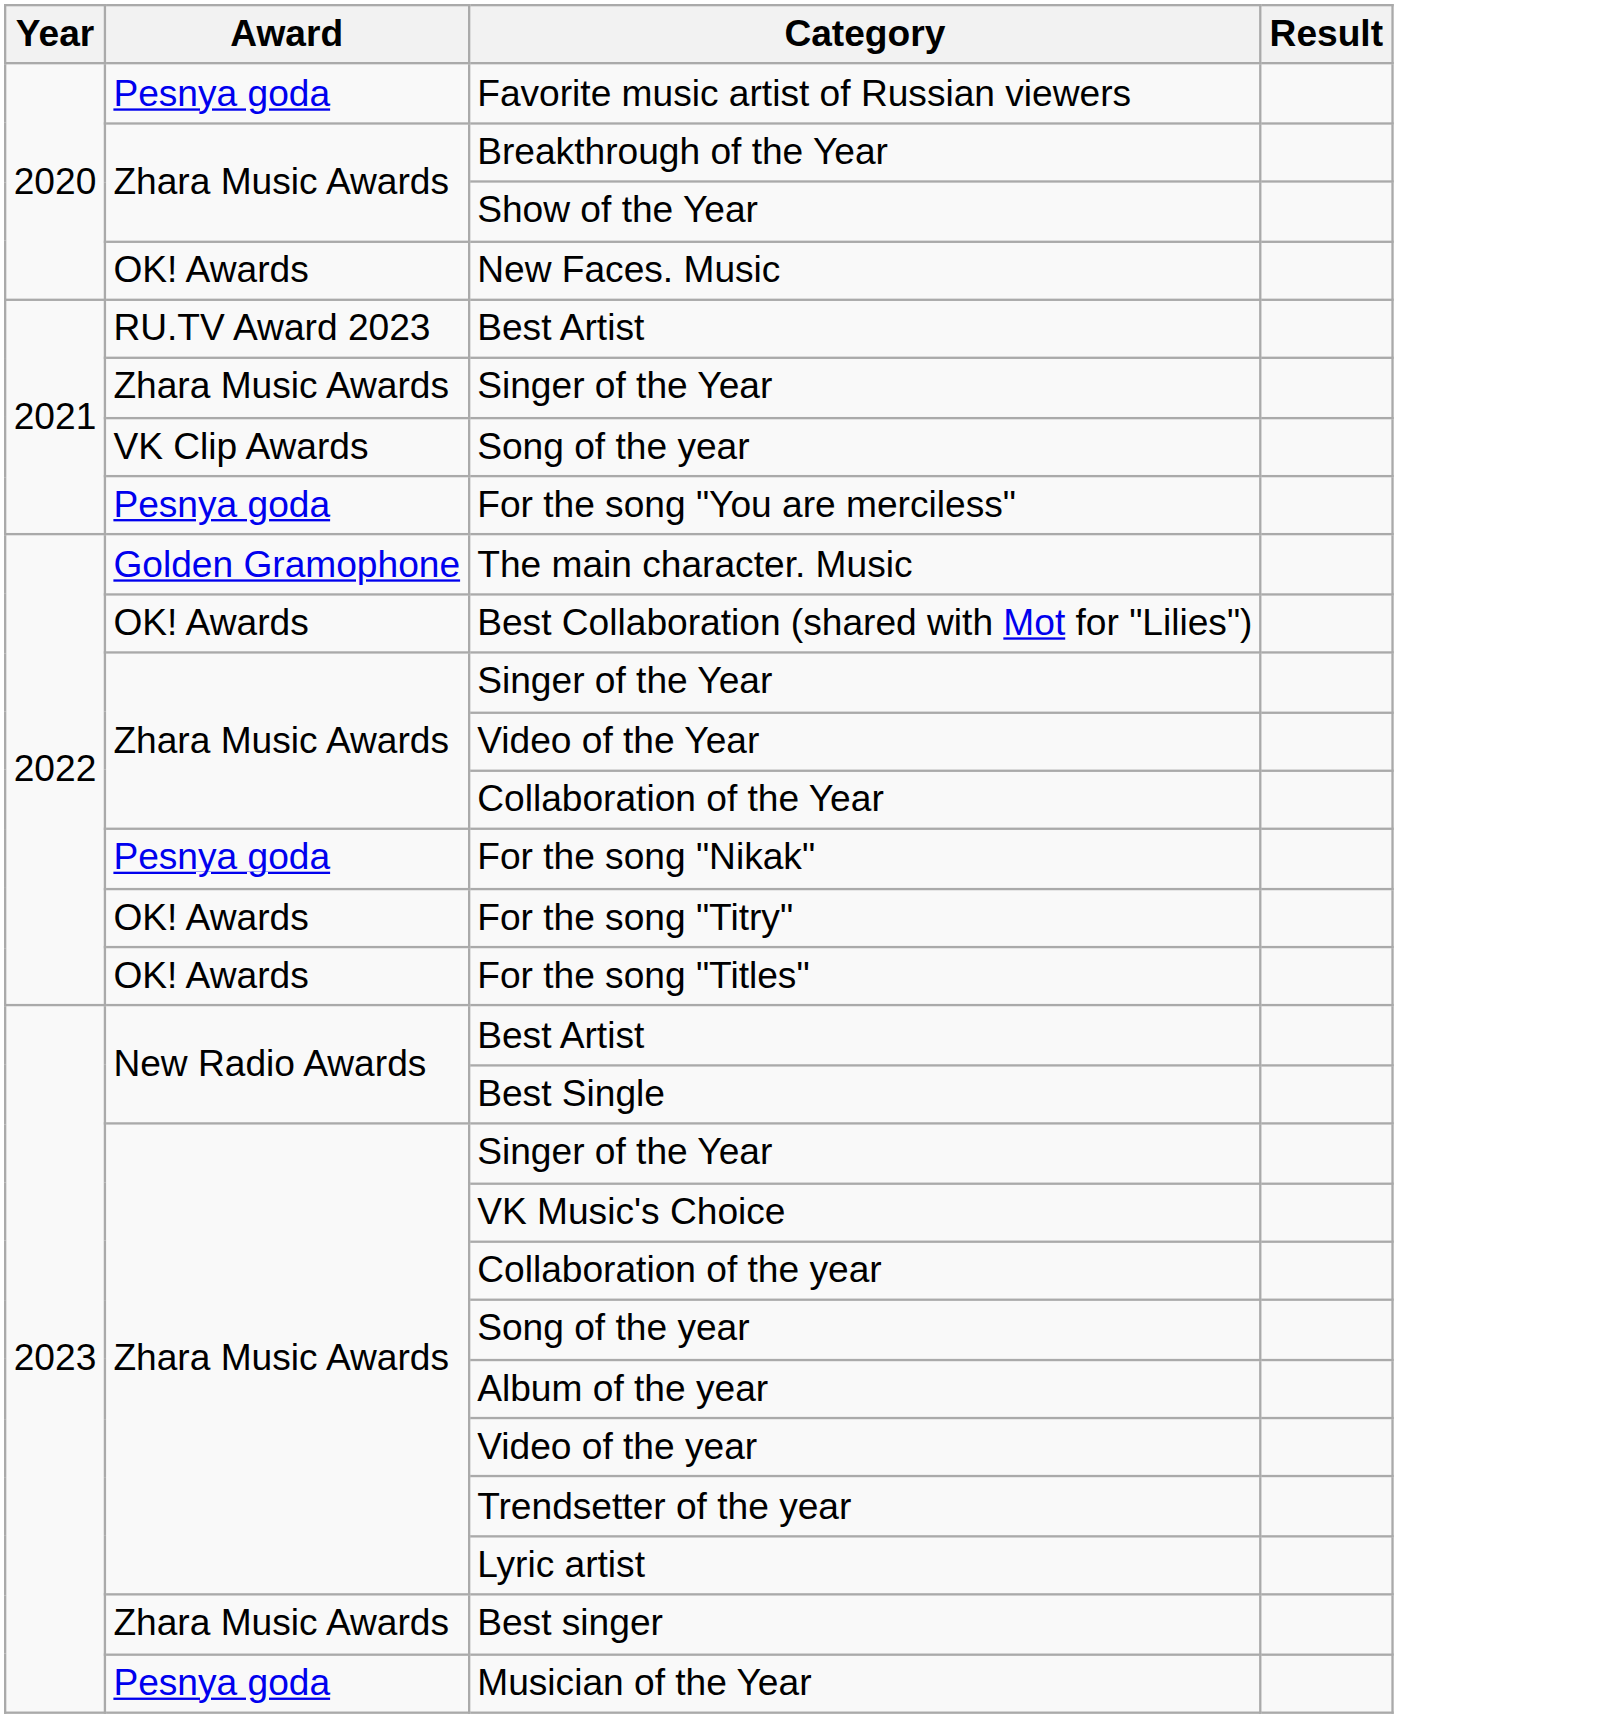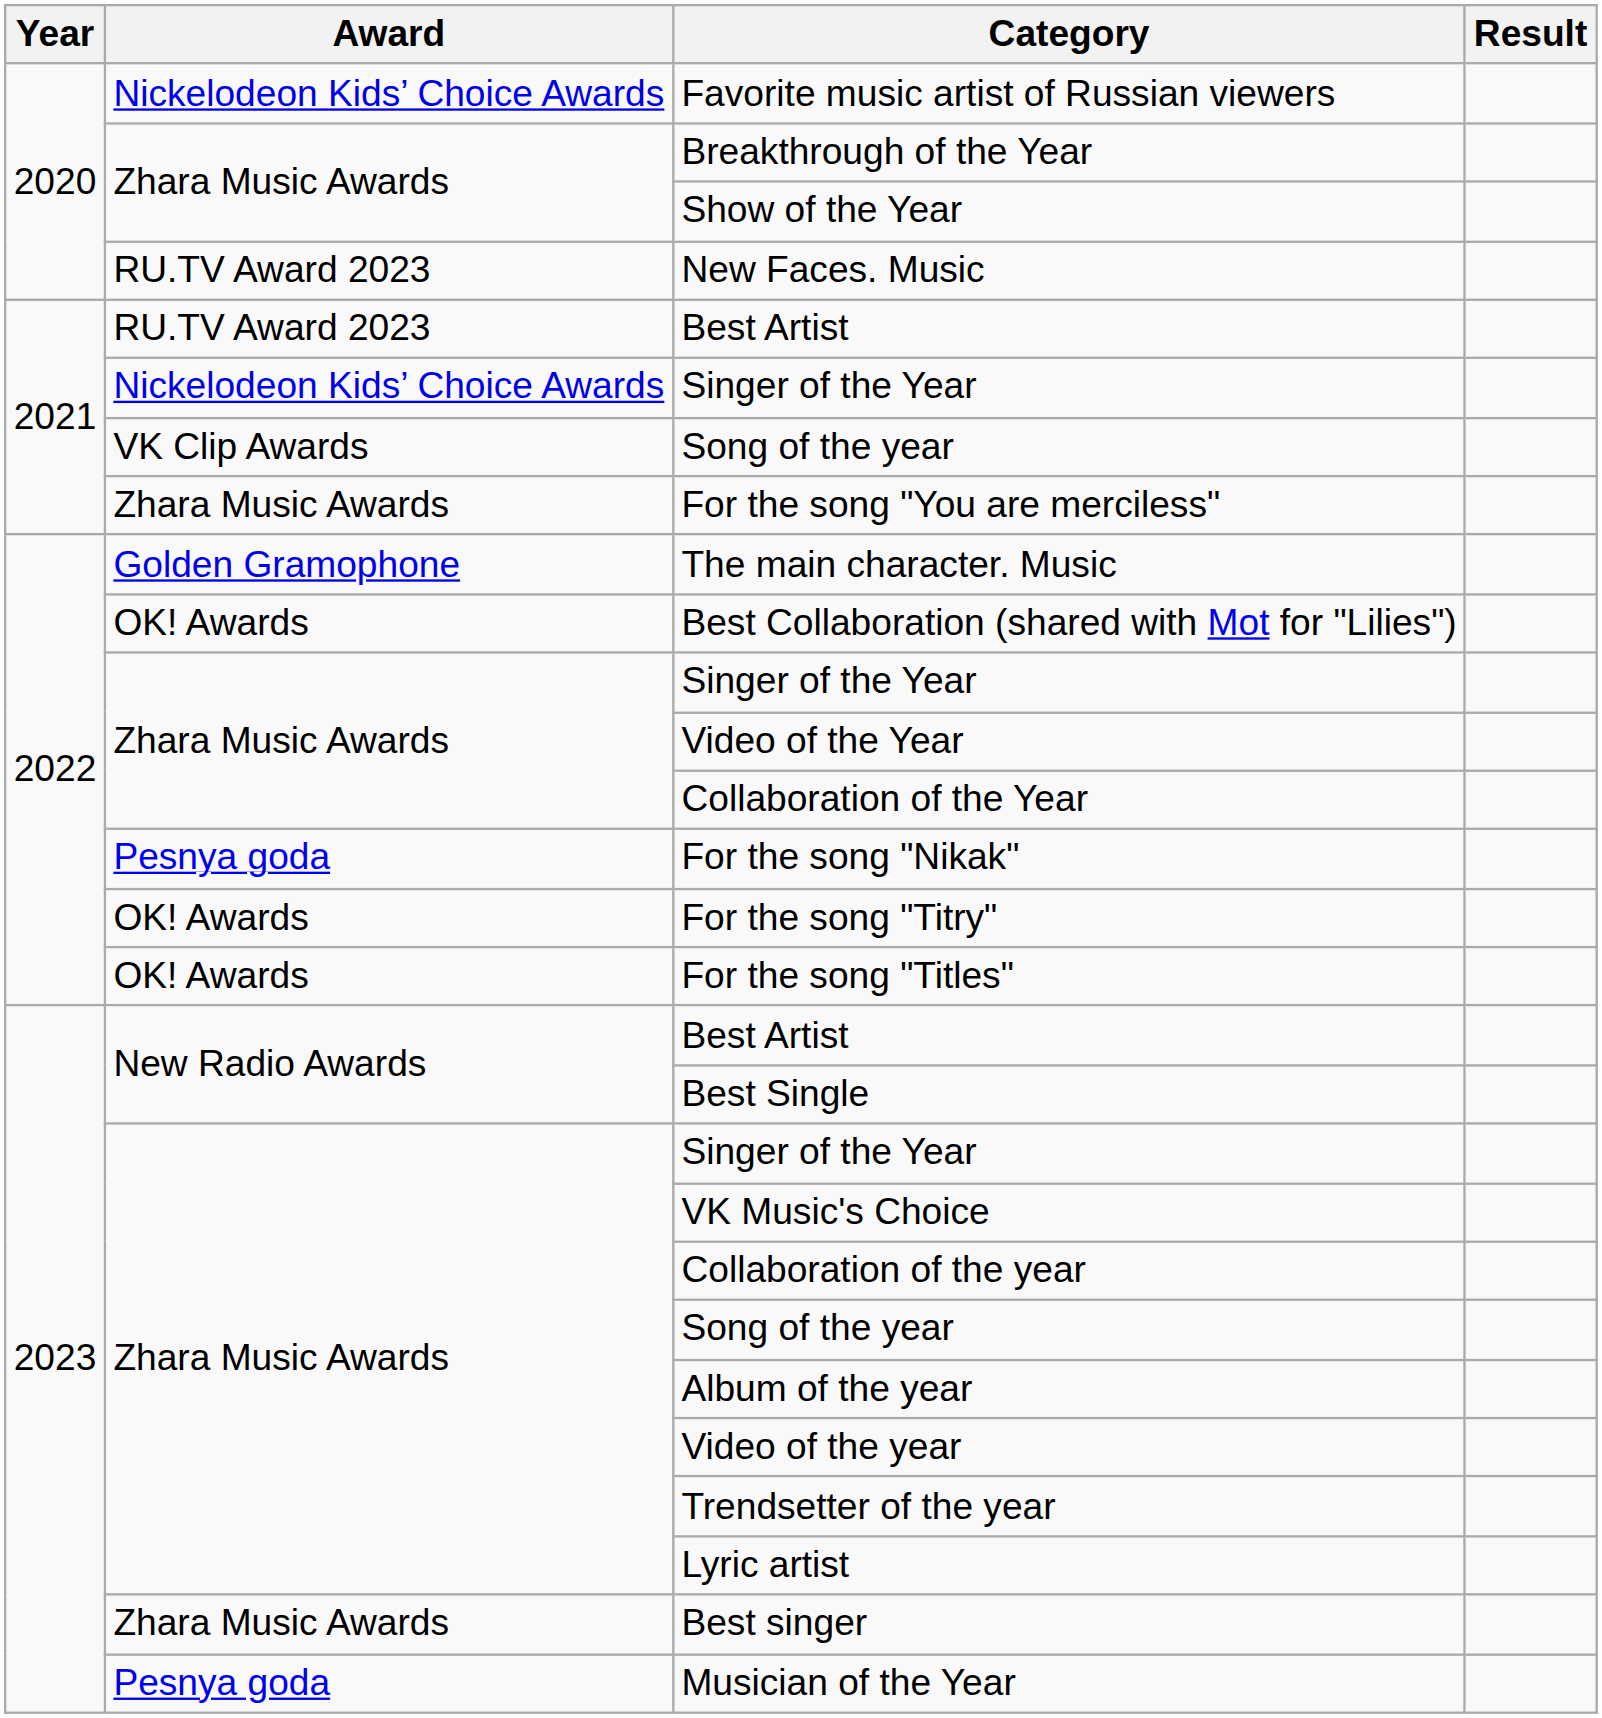(222, 92) Pesnya goda -> (389, 92) Nickelodeon Kids’ Choice Awards
(211, 269) OK! Awards -> (272, 269) RU.TV Award 2023
(281, 387) Zhara Music Awards -> (389, 387) Nickelodeon Kids’ Choice Awards
(222, 504) Pesnya goda -> (281, 504) Zhara Music Awards
